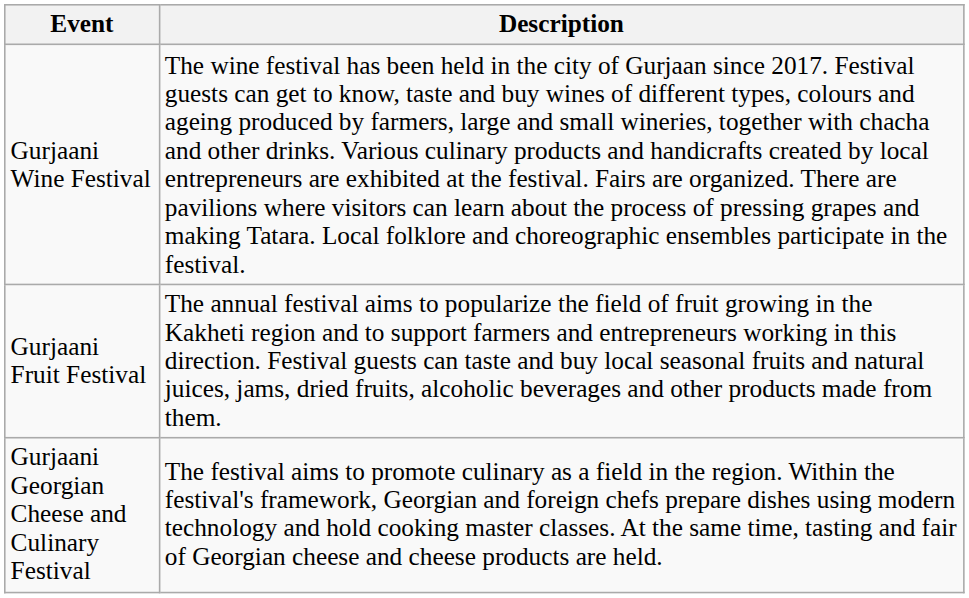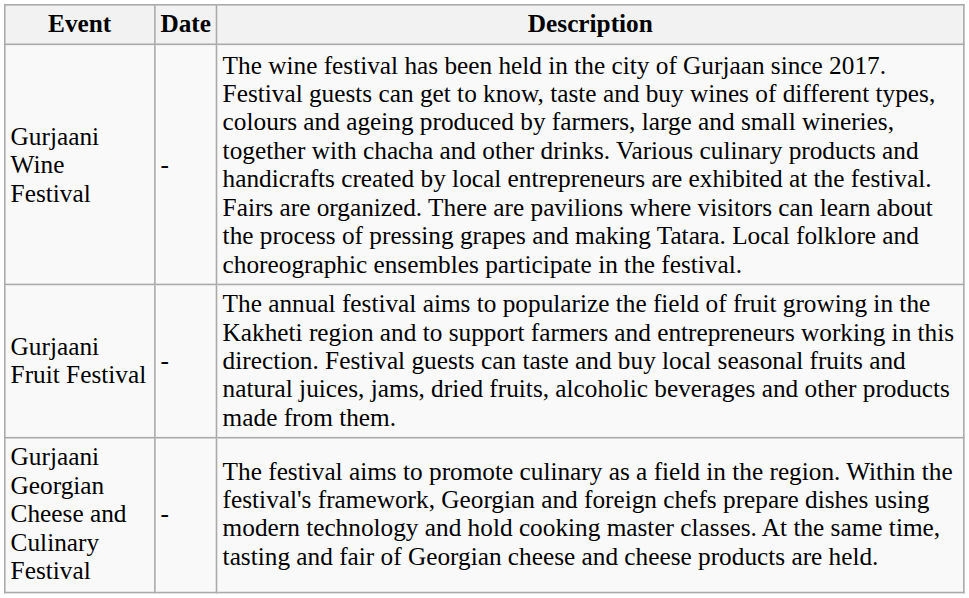+ column: (186, 24)
